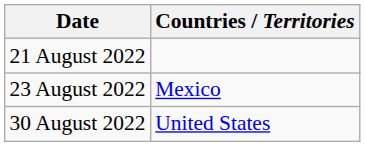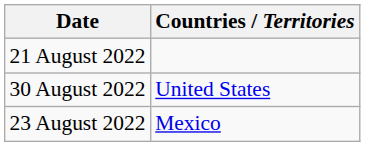rows swapped: (78, 89) <-> (78, 123)
